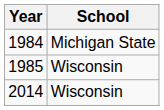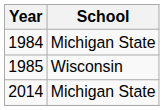(87, 92) Wisconsin -> (103, 92) Michigan State
